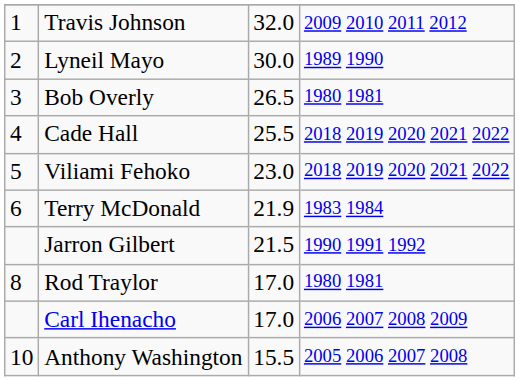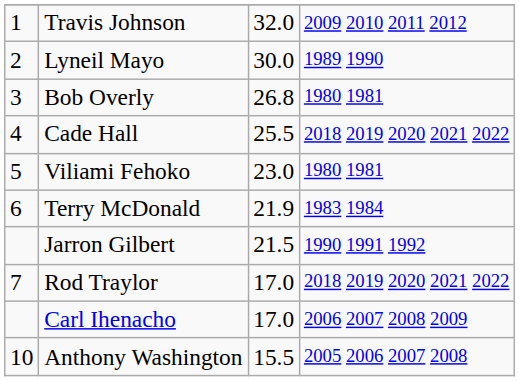(274, 97) 26.5 -> (274, 97) 26.8
(407, 171) 2018 2019 2020 2021 2022 -> (344, 171) 1980 1981
(16, 282) 8 -> (16, 282) 7
(344, 282) 1980 1981 -> (407, 282) 2018 2019 2020 2021 2022
